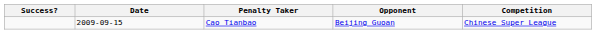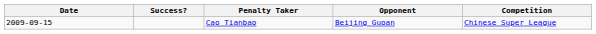columns swapped: (139, 11) <-> (40, 11)
